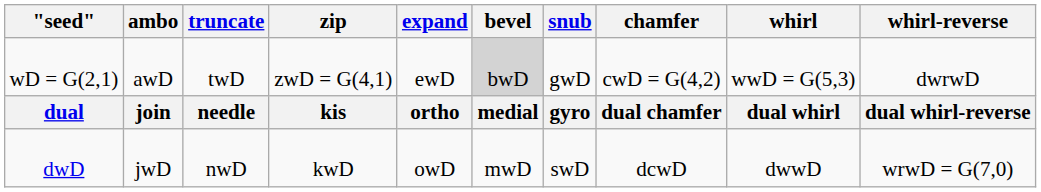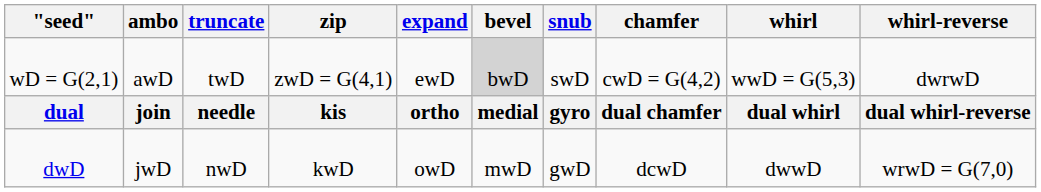(570, 78) gwD -> (570, 78) swD
(570, 169) swD -> (570, 169) gwD
